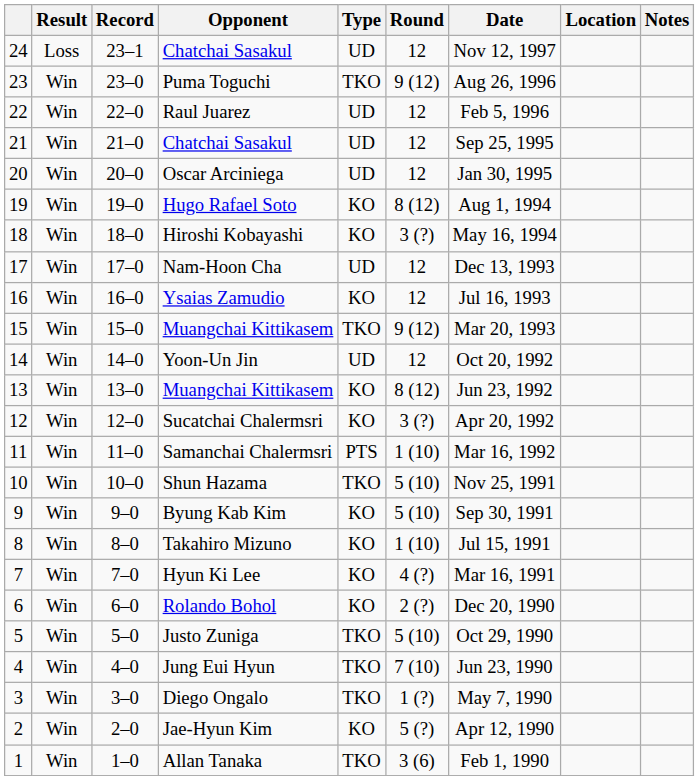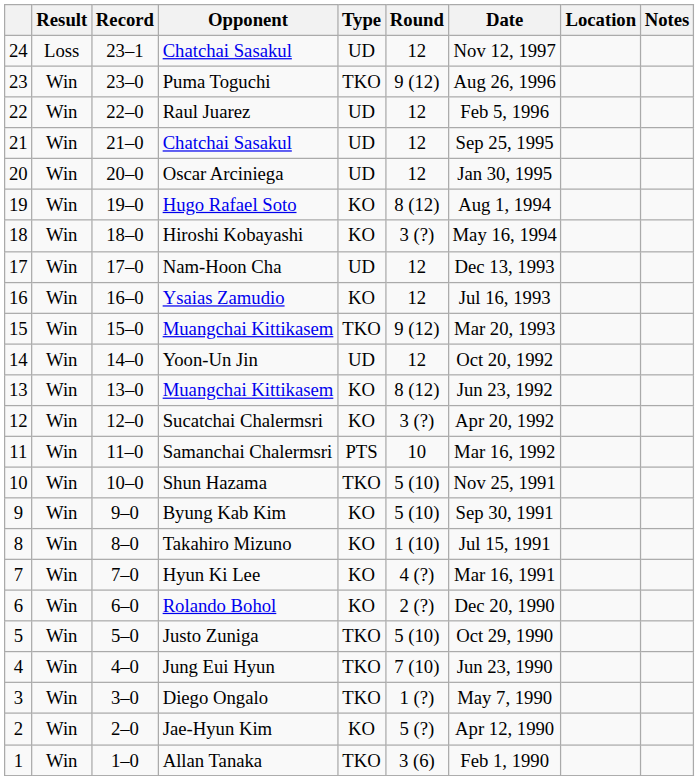(417, 451) 1 (10) -> (417, 451) 10
